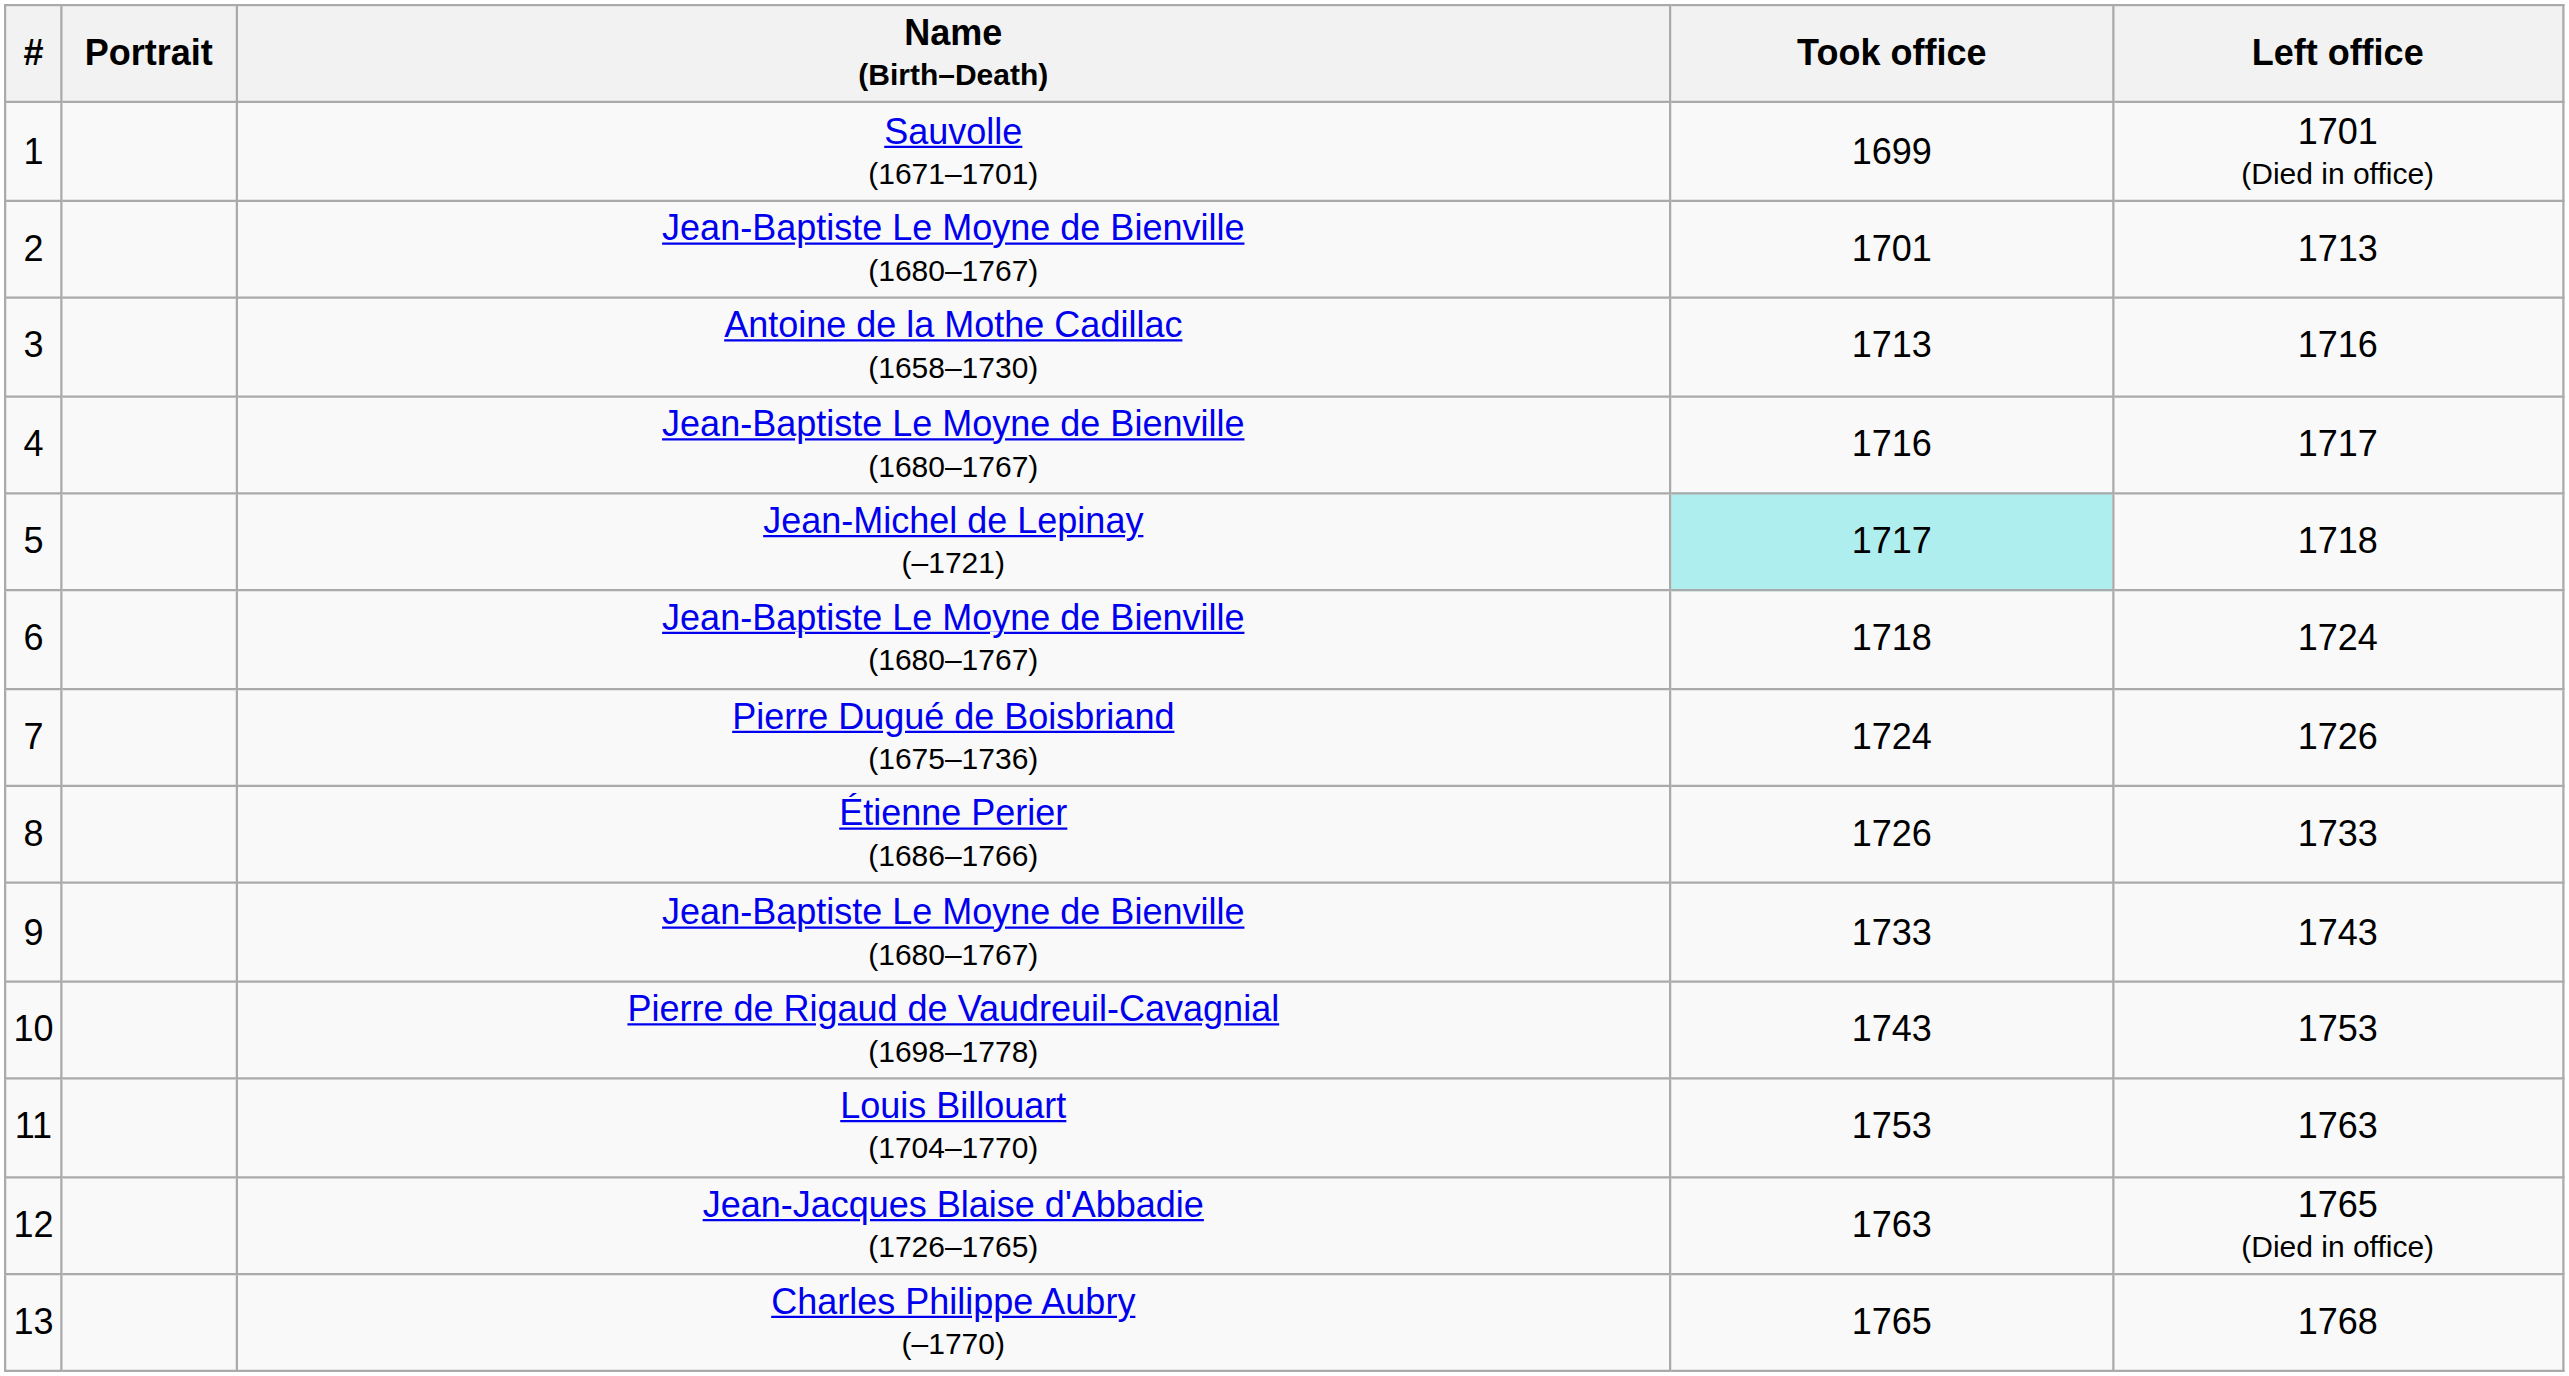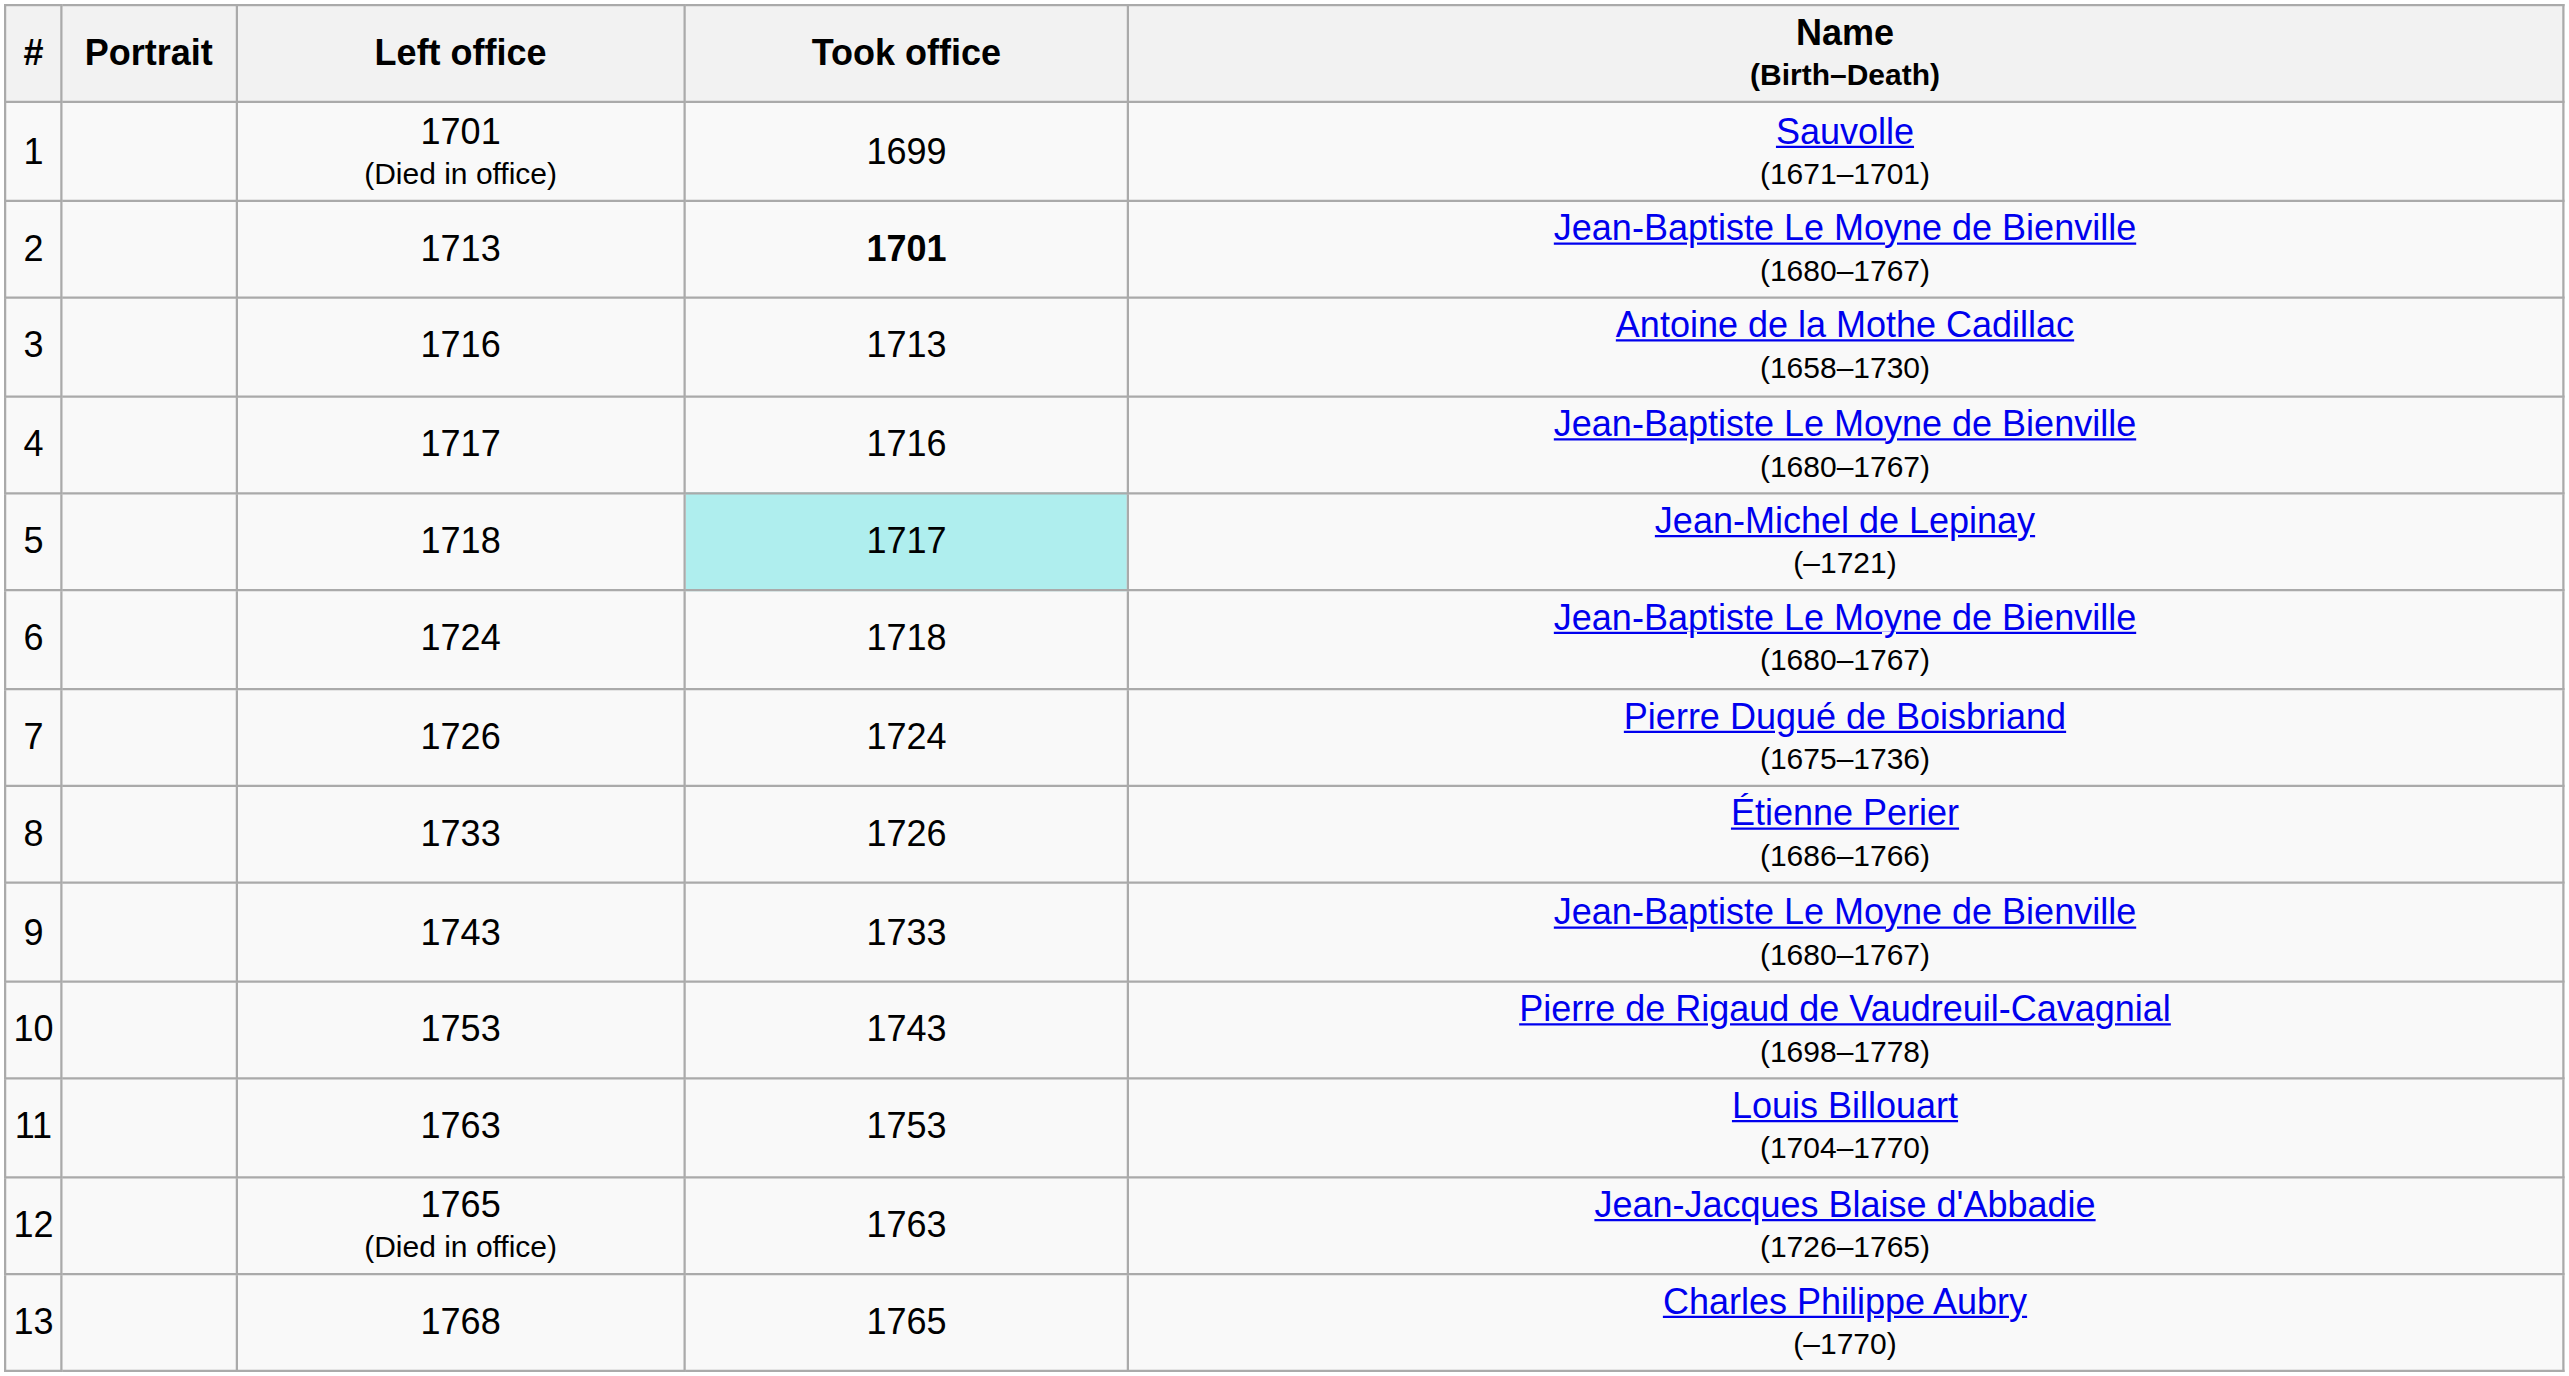columns swapped: (953, 53) <-> (2338, 53)
(1892, 248) normal -> (906, 248) bold
